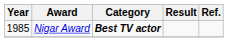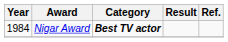(18, 28) 1985 -> (18, 28) 1984
